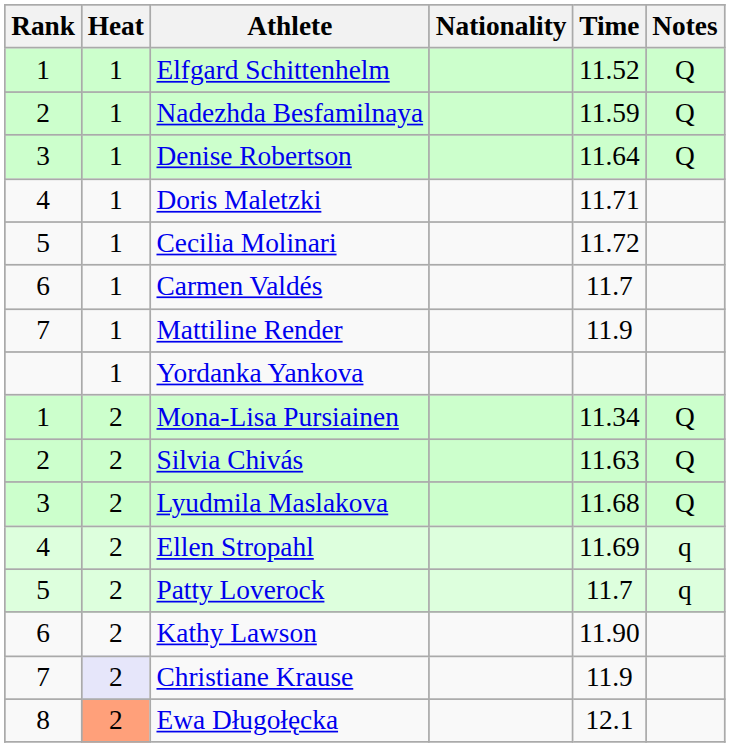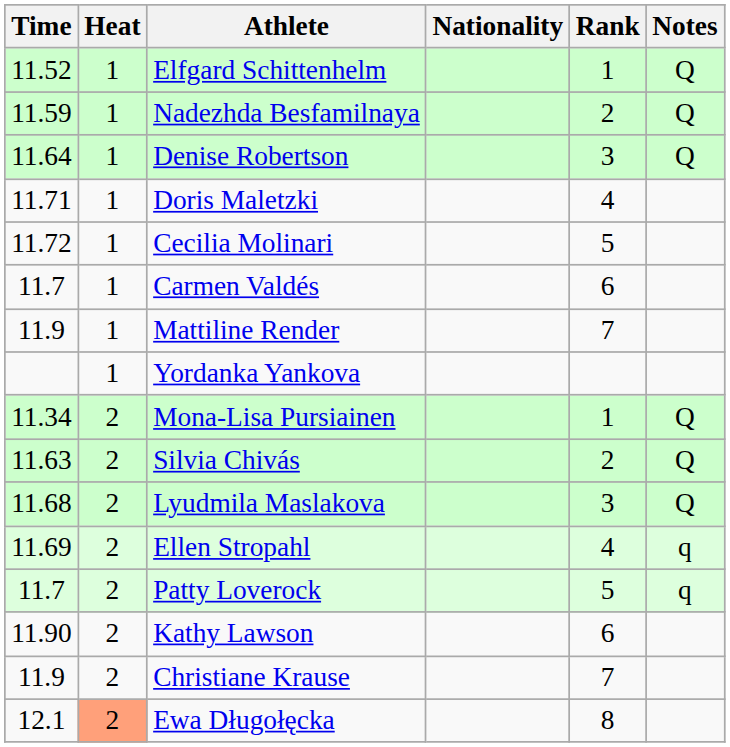columns swapped: (43, 26) <-> (609, 26)
(116, 677) lavender background -> (112, 677) no background
